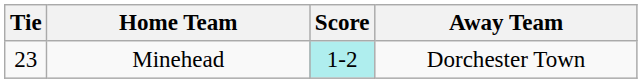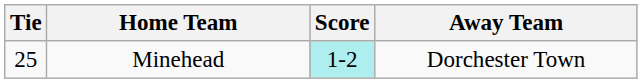(26, 59) 23 -> (26, 59) 25
